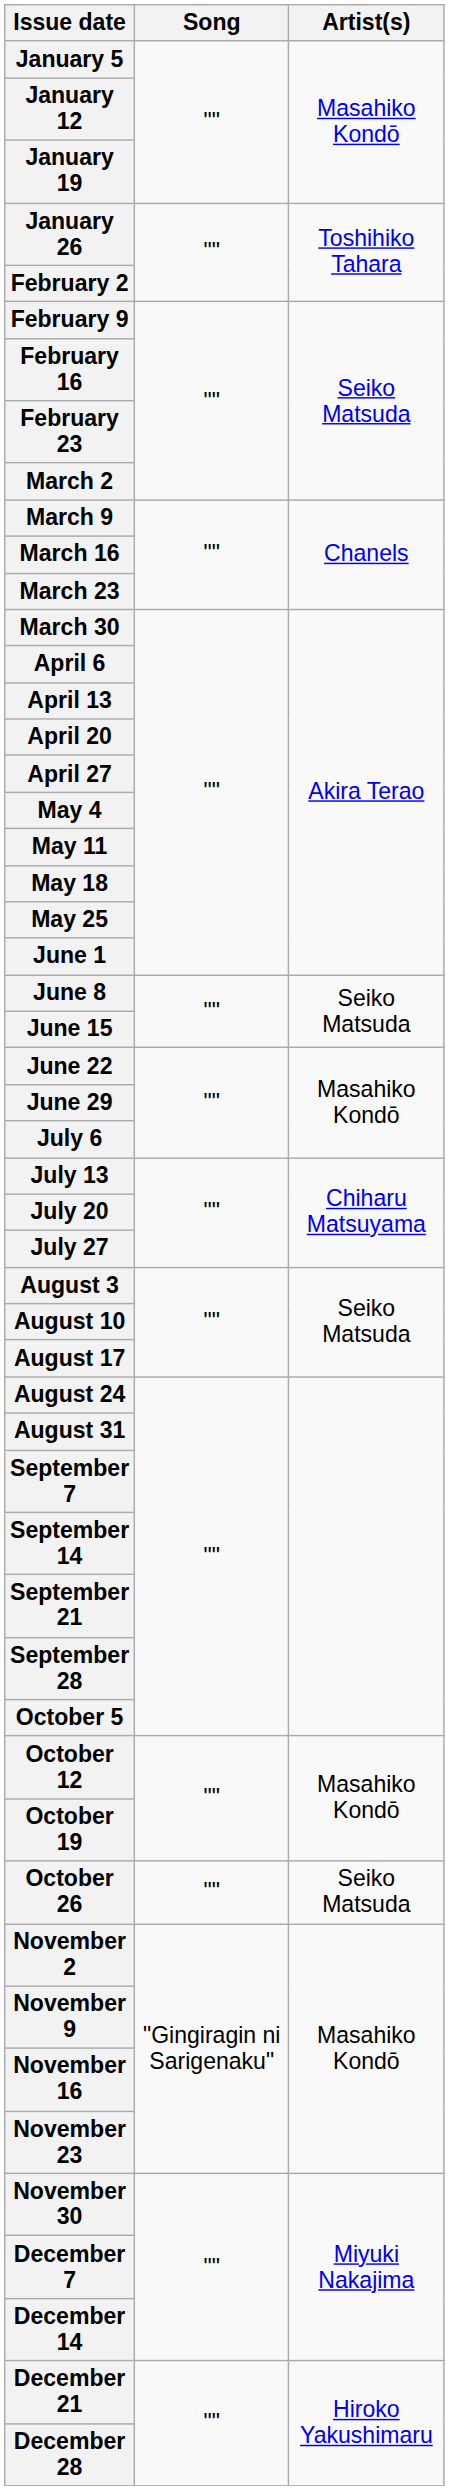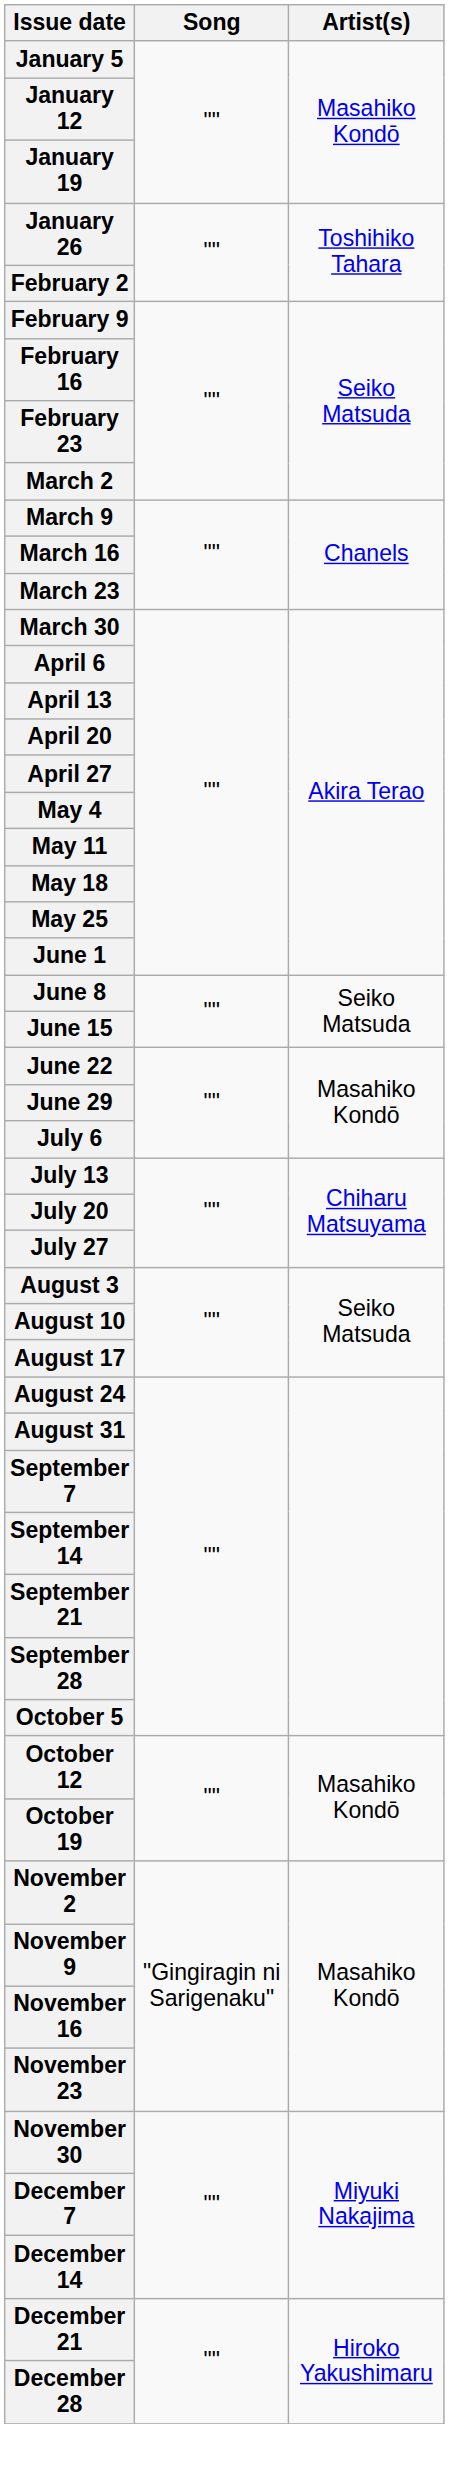- row: (70, 1892)
